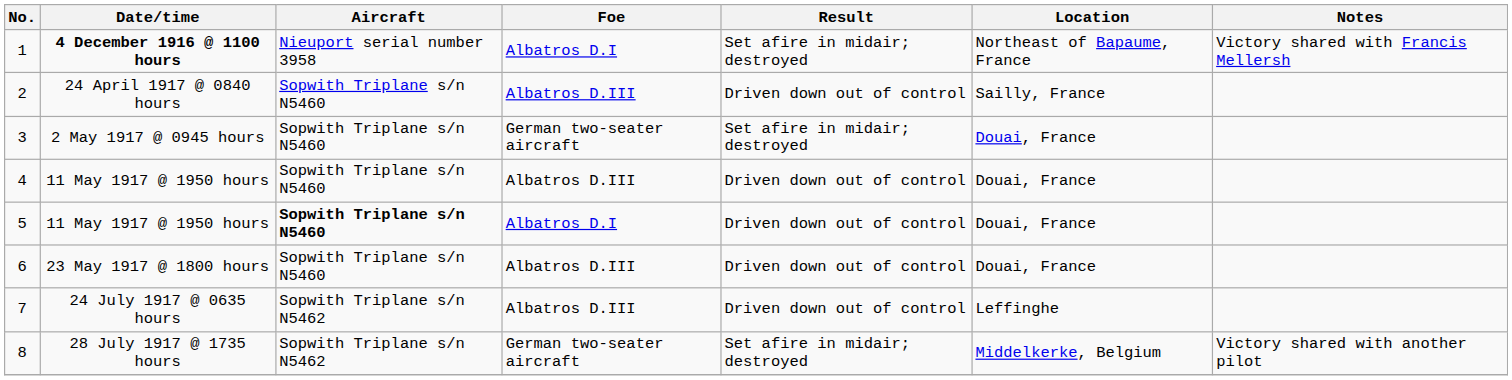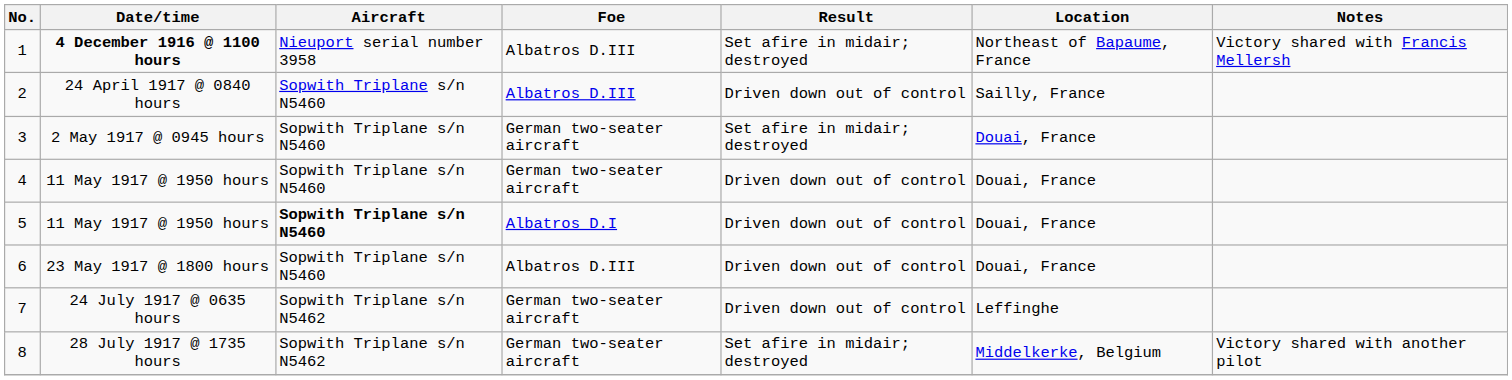(561, 51) Albatros D.I -> (571, 51) Albatros D.III
(571, 181) Albatros D.III -> (585, 181) German two-seater aircraft
(571, 310) Albatros D.III -> (585, 310) German two-seater aircraft
